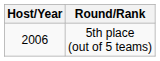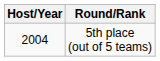(35, 39) 2006 -> (35, 39) 2004
